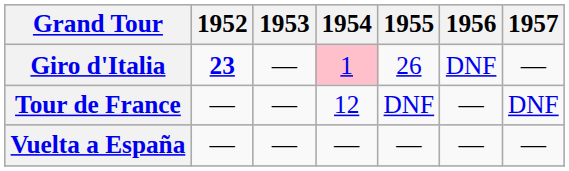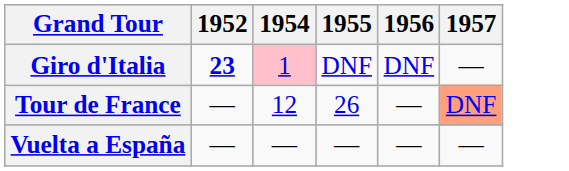- column: (284, 24)
(409, 64) 26 -> (347, 64) DNF
(409, 104) DNF -> (347, 104) 26
(533, 104) no background -> (471, 104) lightsalmon background
